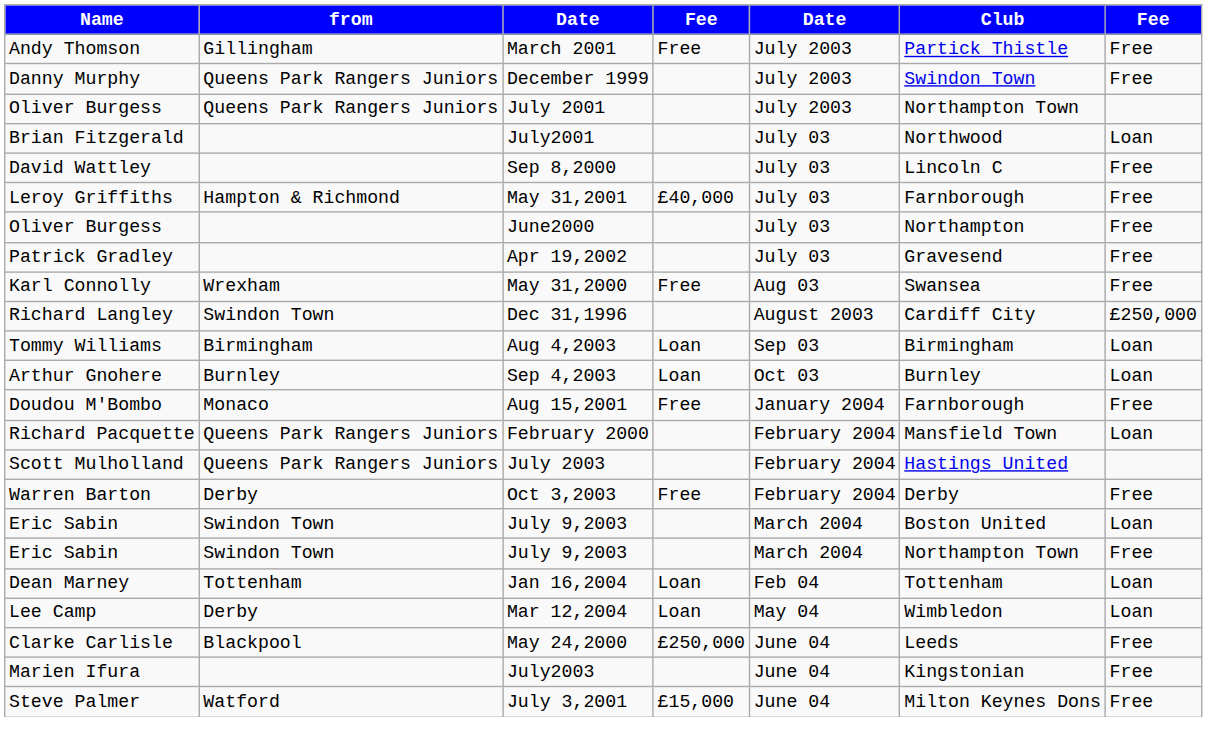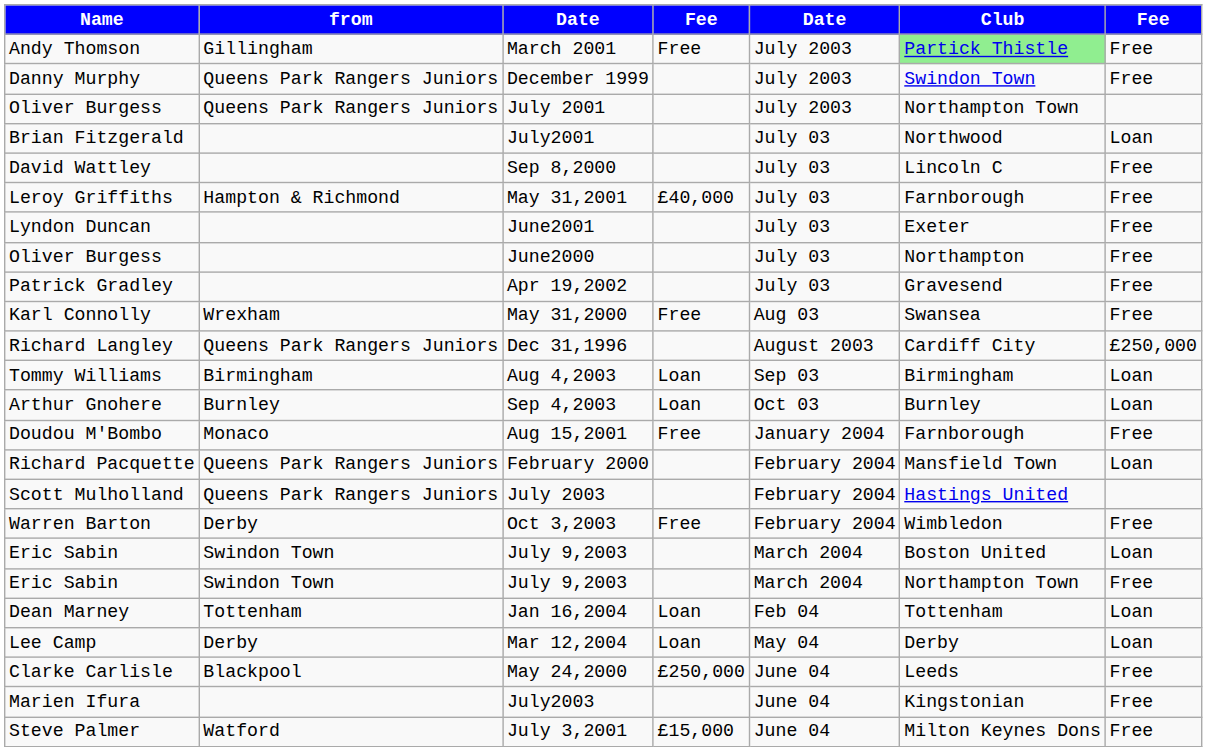(986, 49) no background -> (986, 49) lightgreen background
+ row: (80, 227)
(269, 316) Swindon Town -> (351, 346) Queens Park Rangers Juniors
(932, 494) Derby -> (953, 524) Wimbledon
(953, 613) Wimbledon -> (932, 642) Derby
